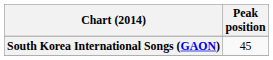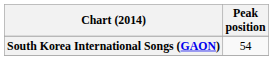(246, 45) 45 -> (246, 45) 54
